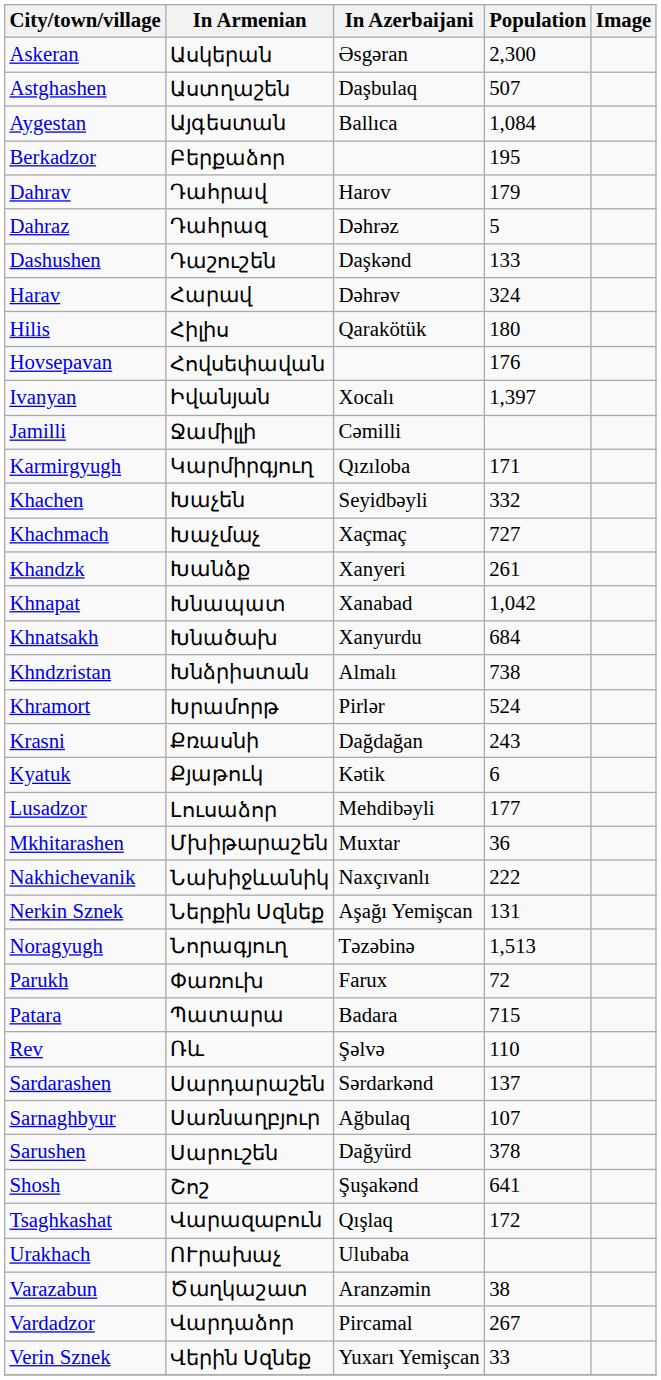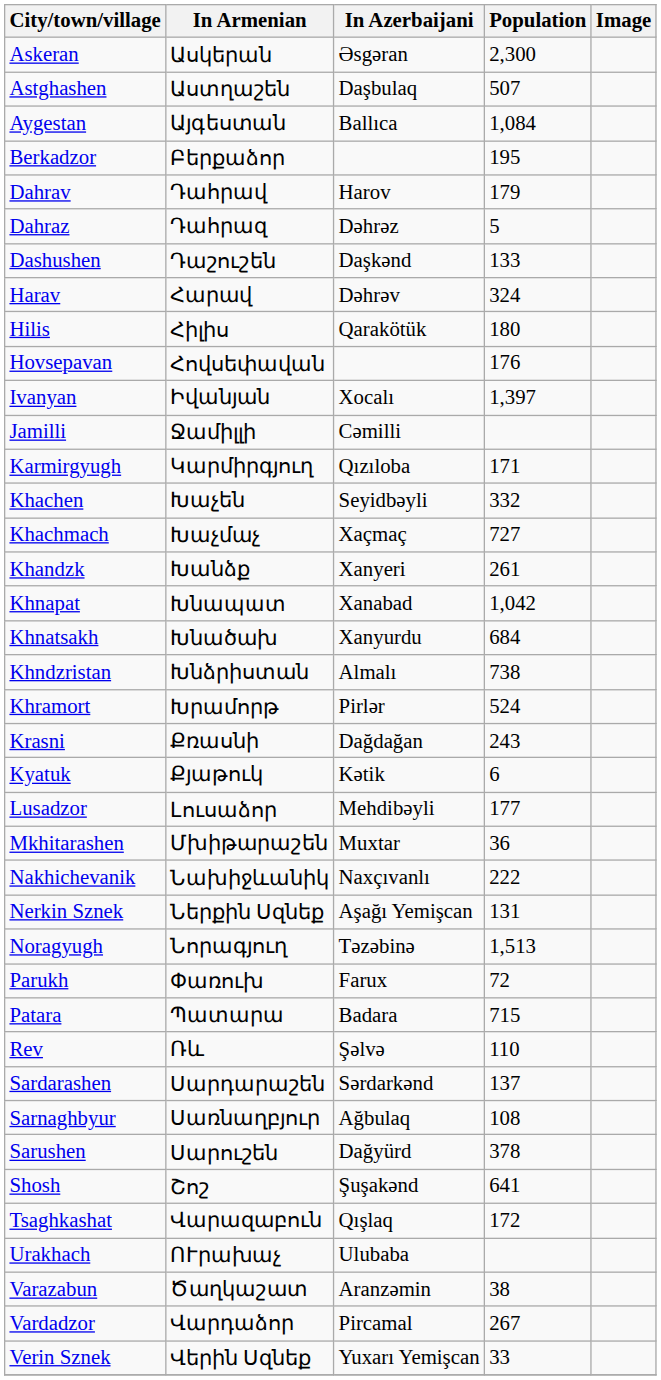(505, 1117) 107 -> (505, 1117) 108
